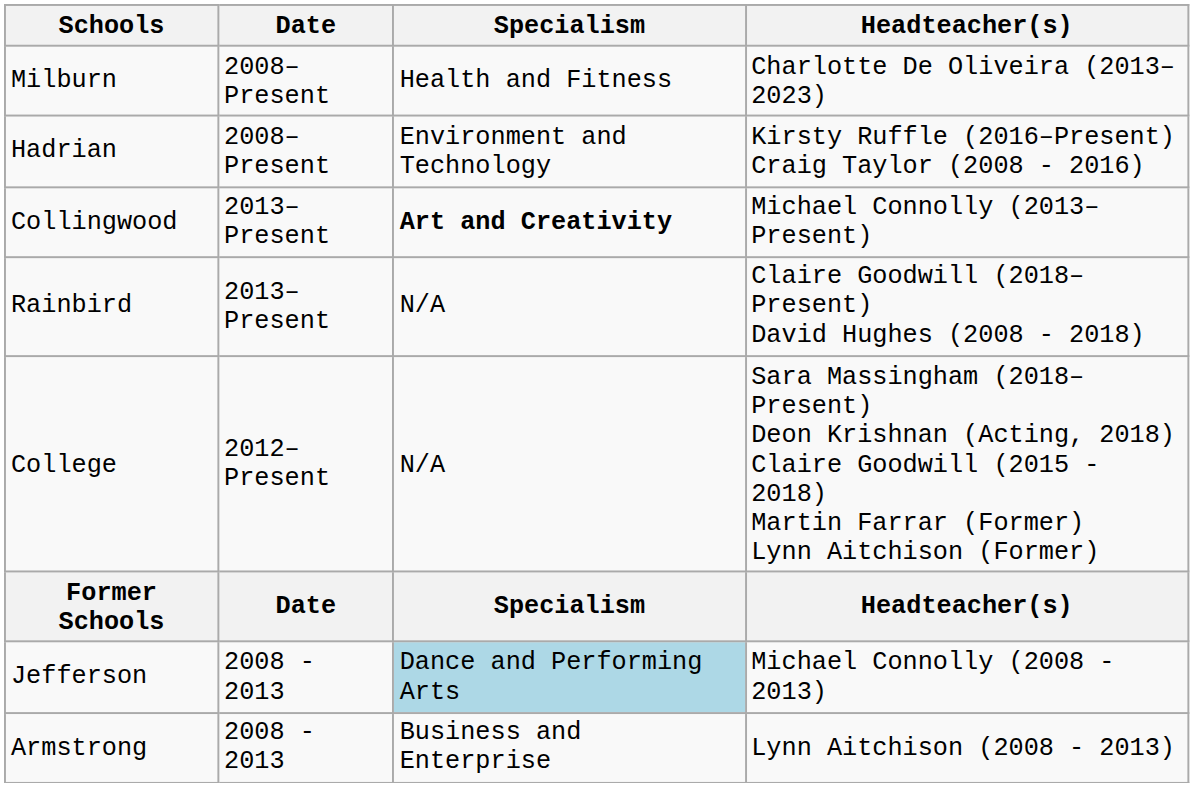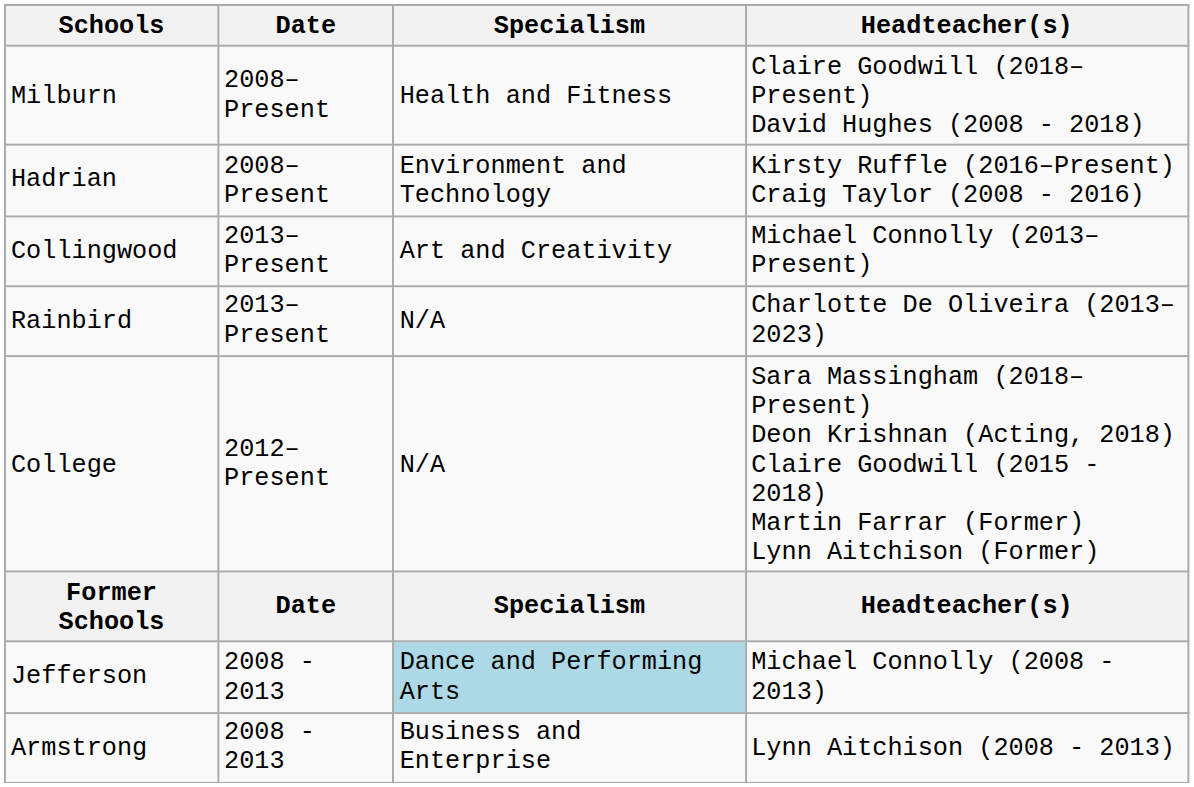(963, 81) Charlotte De Oliveira (2013–2023) -> (948, 96) Claire Goodwill (2018–Present) David Hughes (2008 - 2018)
(536, 222) bold -> (536, 251) normal
(948, 306) Claire Goodwill (2018–Present) David Hughes (2008 - 2018) -> (963, 321) Charlotte De Oliveira (2013–2023)
